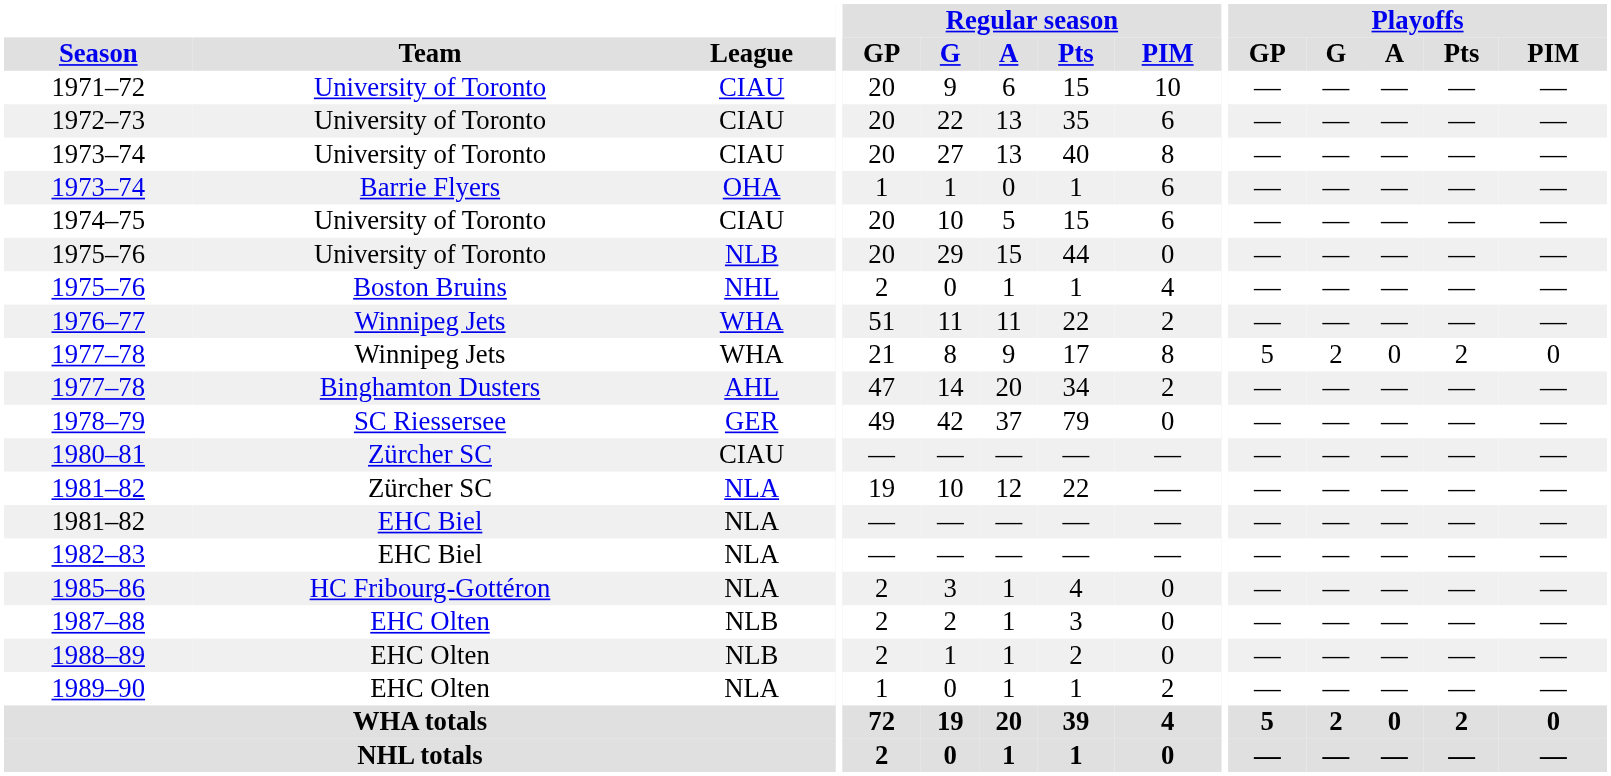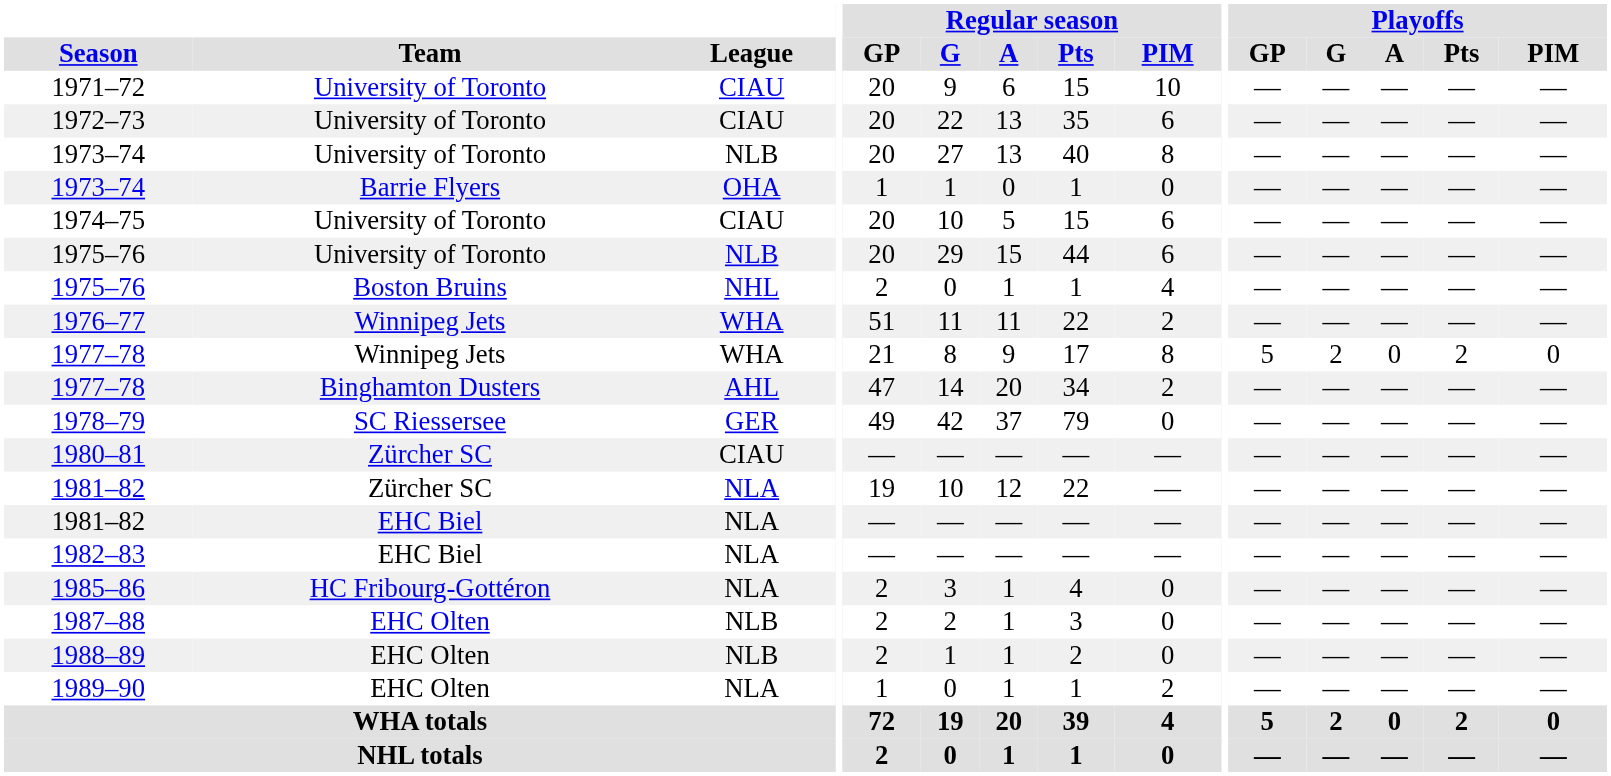(752, 153) CIAU -> (752, 153) NLB
(1168, 187) 6 -> (1168, 187) 0
(1168, 254) 0 -> (1168, 254) 6
